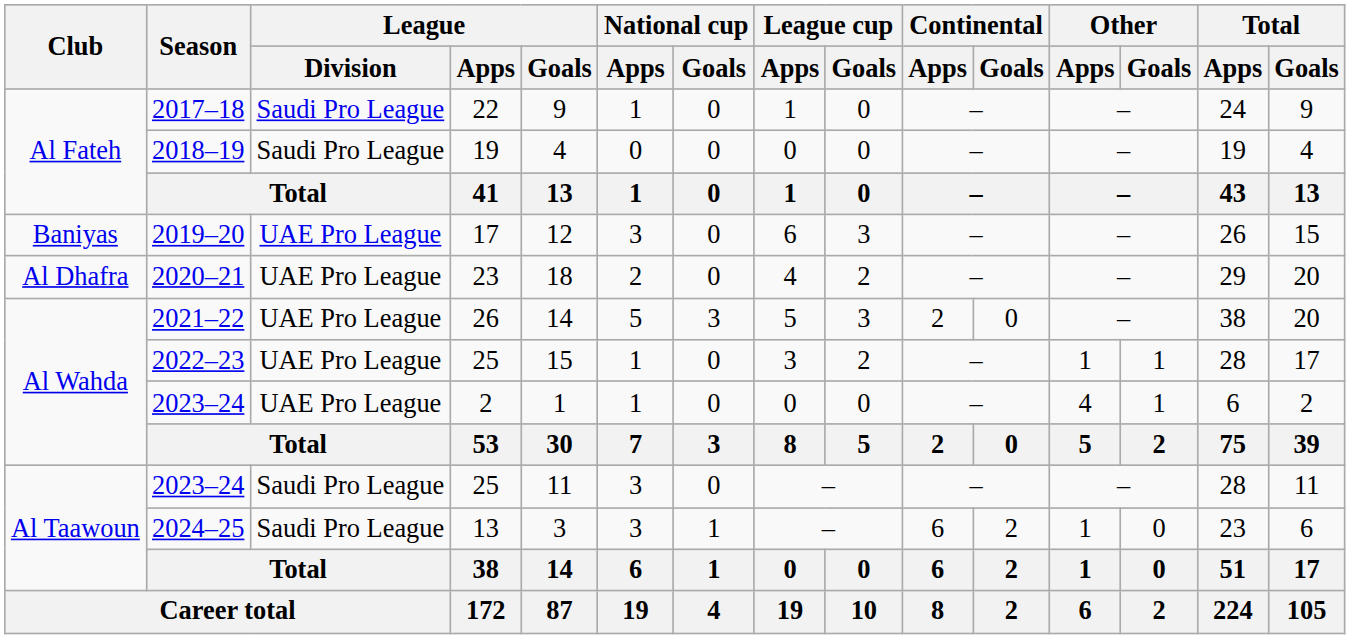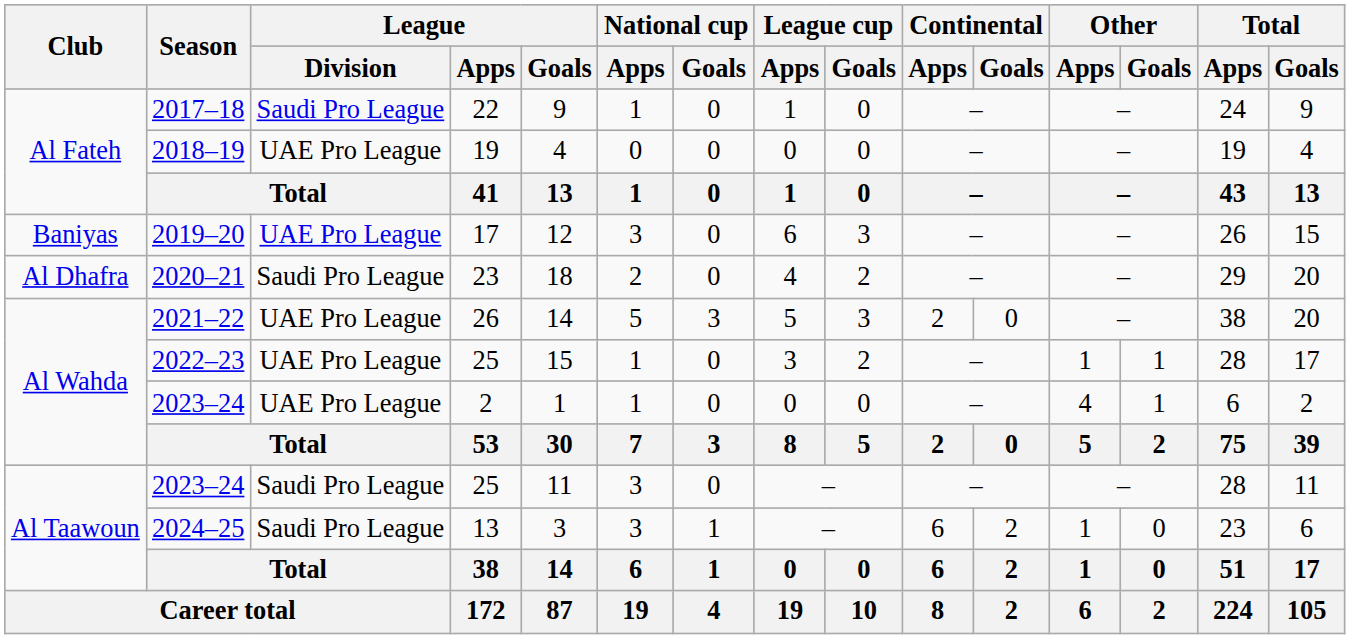(350, 151) Saudi Pro League -> (350, 151) UAE Pro League
(350, 276) UAE Pro League -> (350, 276) Saudi Pro League
